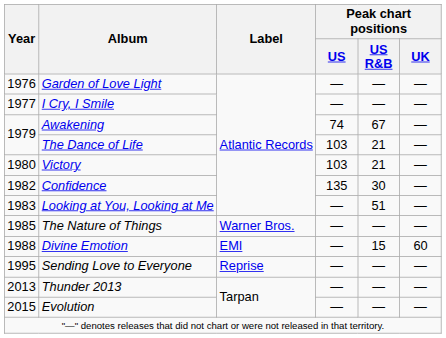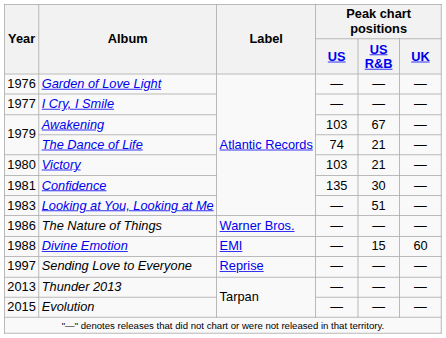(337, 124) 74 -> (337, 124) 103
(337, 144) 103 -> (337, 144) 74
(22, 185) 1982 -> (22, 185) 1981
(22, 226) 1985 -> (22, 226) 1986
(22, 266) 1995 -> (22, 266) 1997
